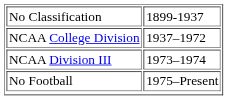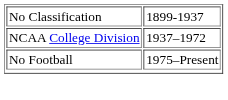- row: (60, 59)
